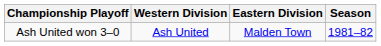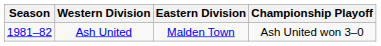columns swapped: (351, 13) <-> (68, 13)
